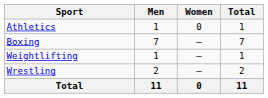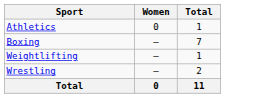- column: (156, 12)
